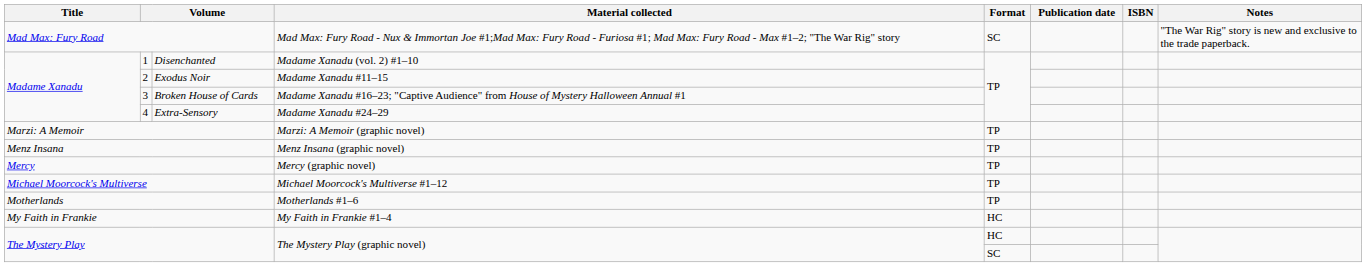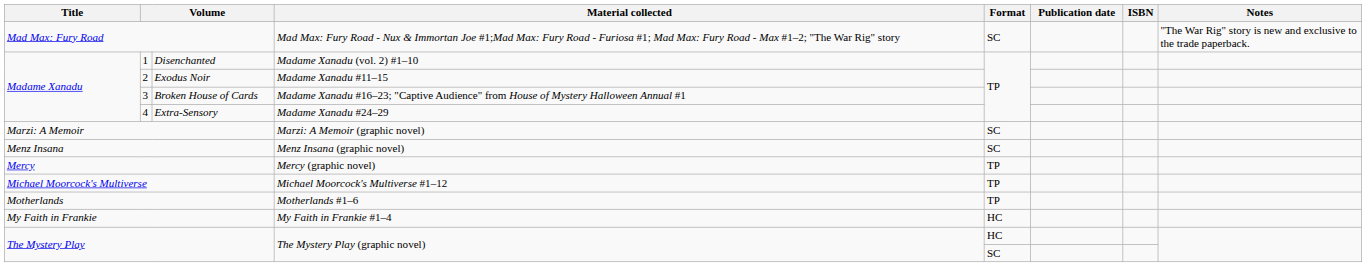(993, 130) TP -> (994, 130) SC
(993, 148) TP -> (994, 148) SC
